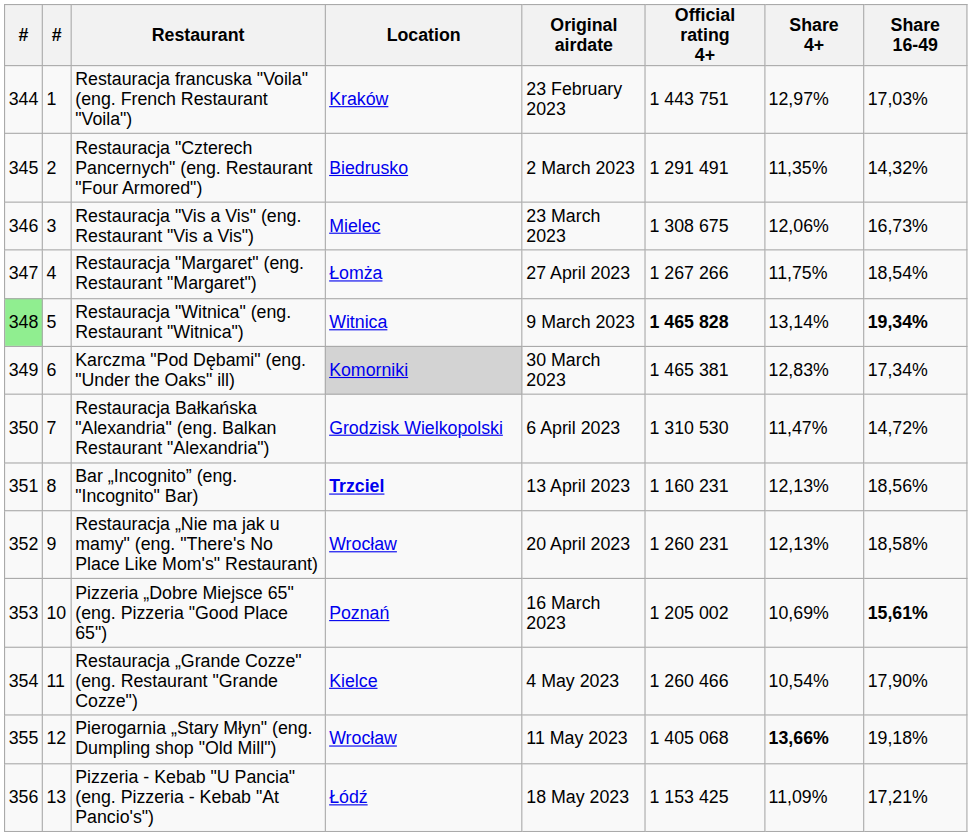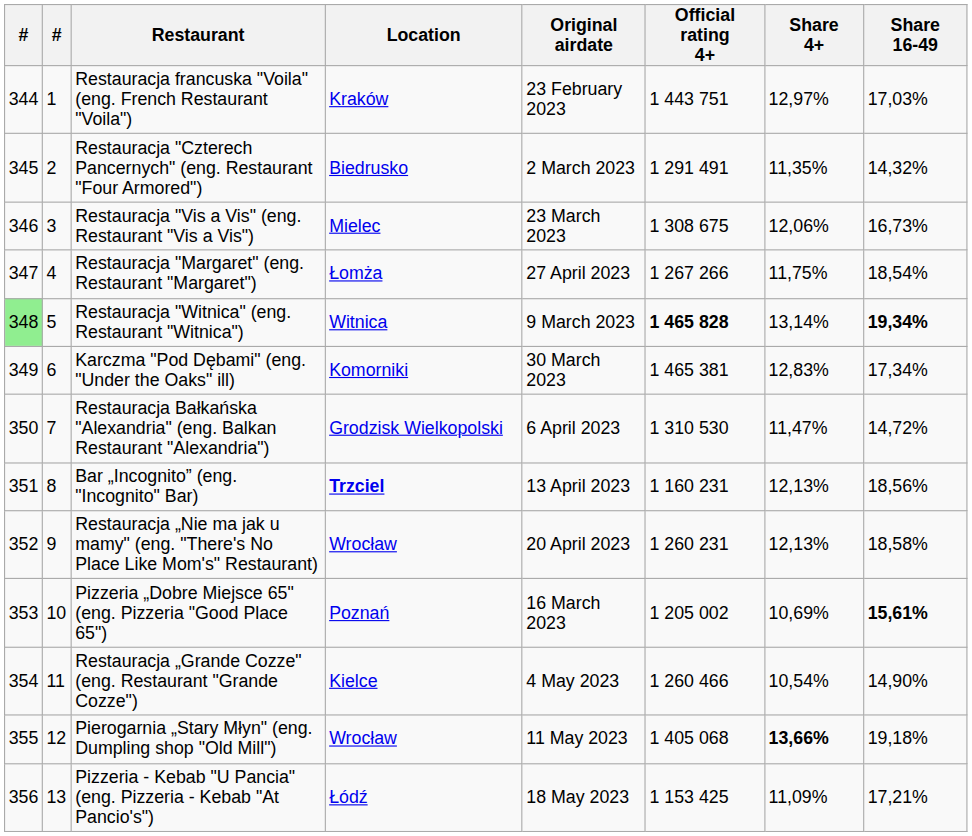(369, 370) lightgrey background -> (369, 370) no background
(898, 680) 17,90% -> (898, 680) 14,90%
